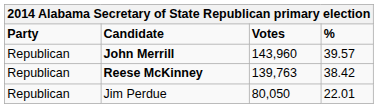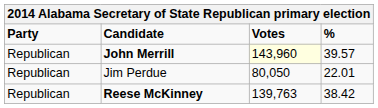(274, 53) no background -> (274, 53) lightyellow background
rows swapped: (153, 73) <-> (135, 93)
